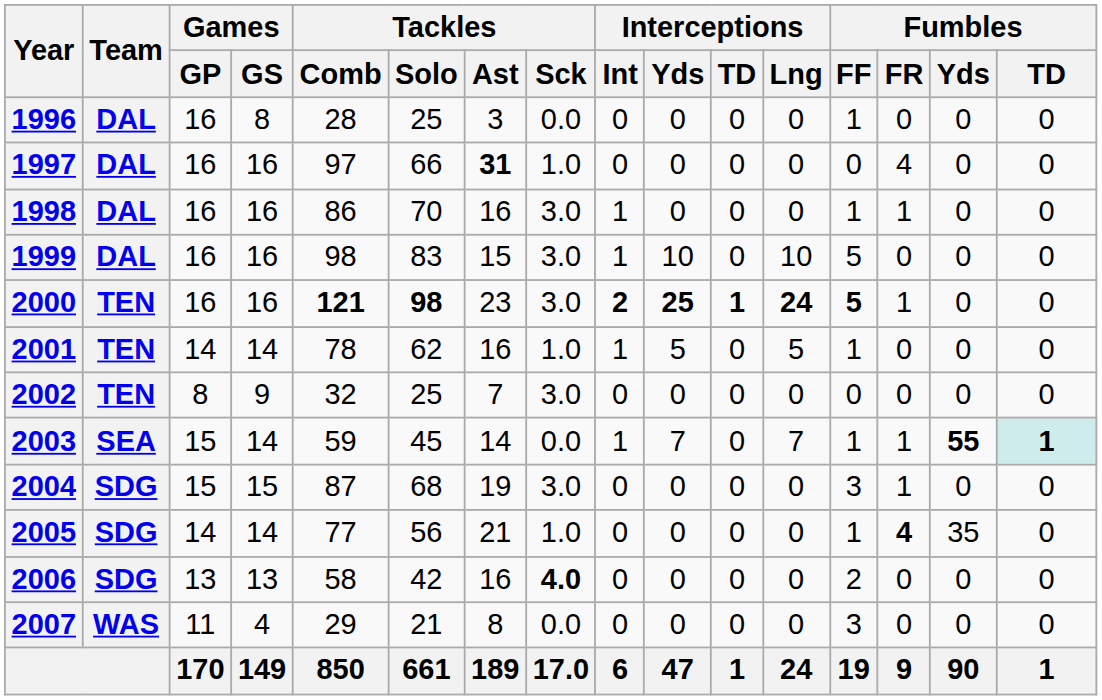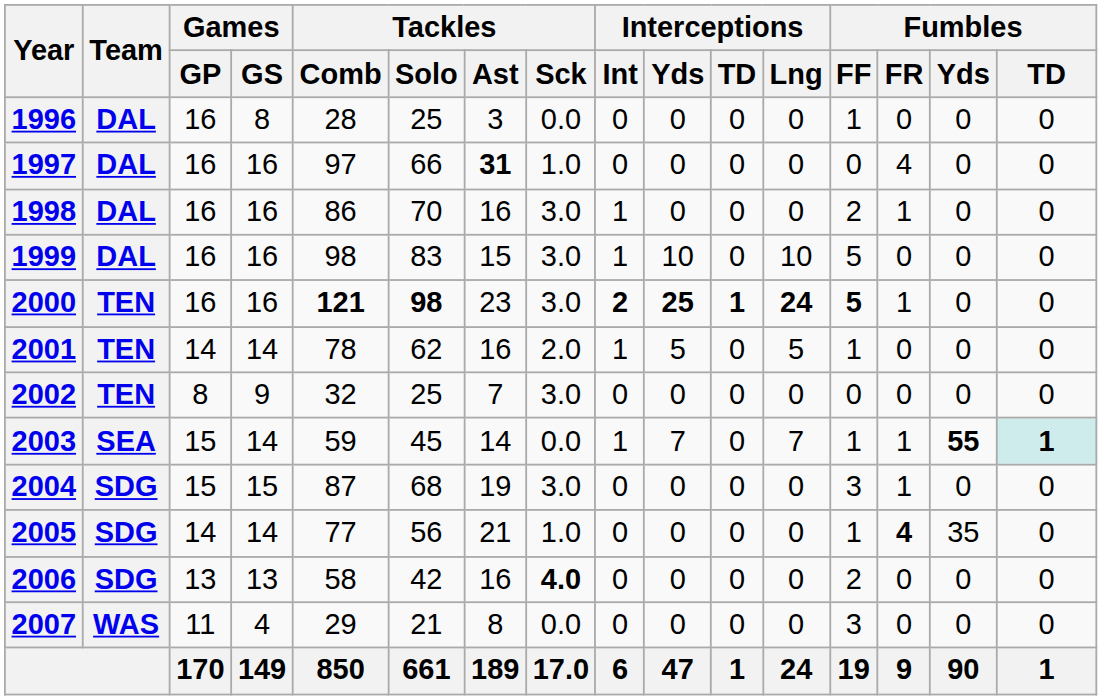(854, 211) 1 -> (854, 211) 2
(561, 348) 1.0 -> (561, 348) 2.0
